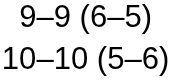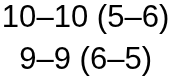rows swapped: (86, 59) <-> (86, 16)
